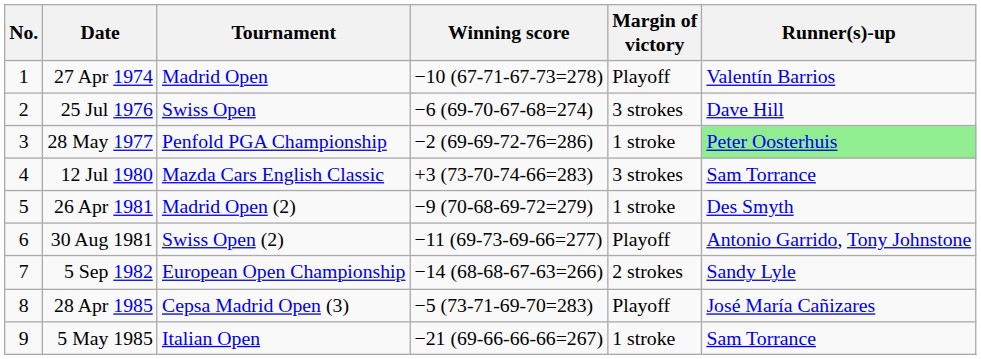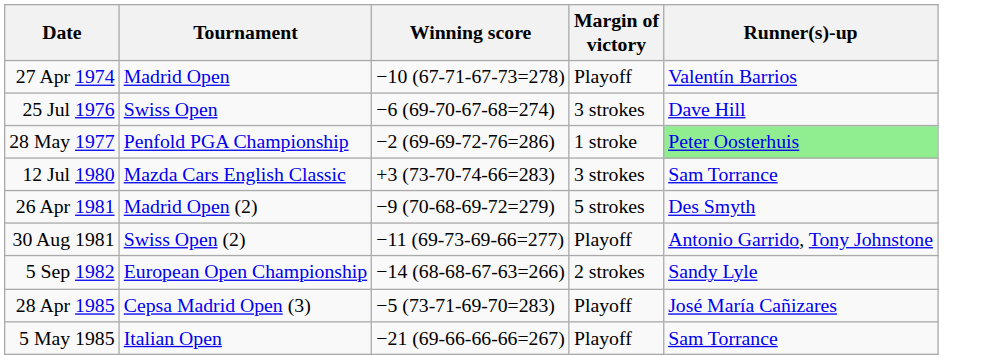- column: (24, 32)
(644, 207) 1 stroke -> (609, 207) 5 strokes
(644, 337) 1 stroke -> (603, 337) Playoff
